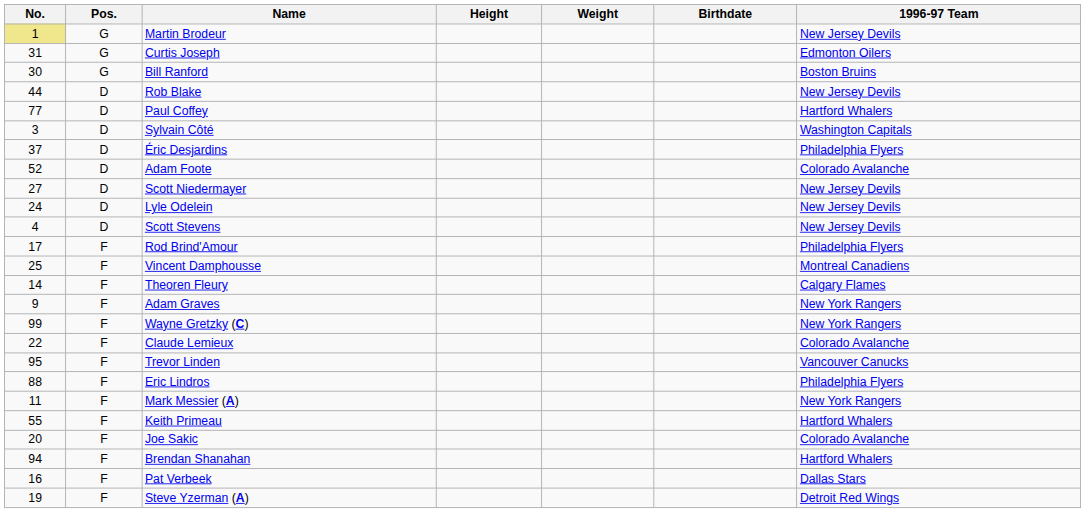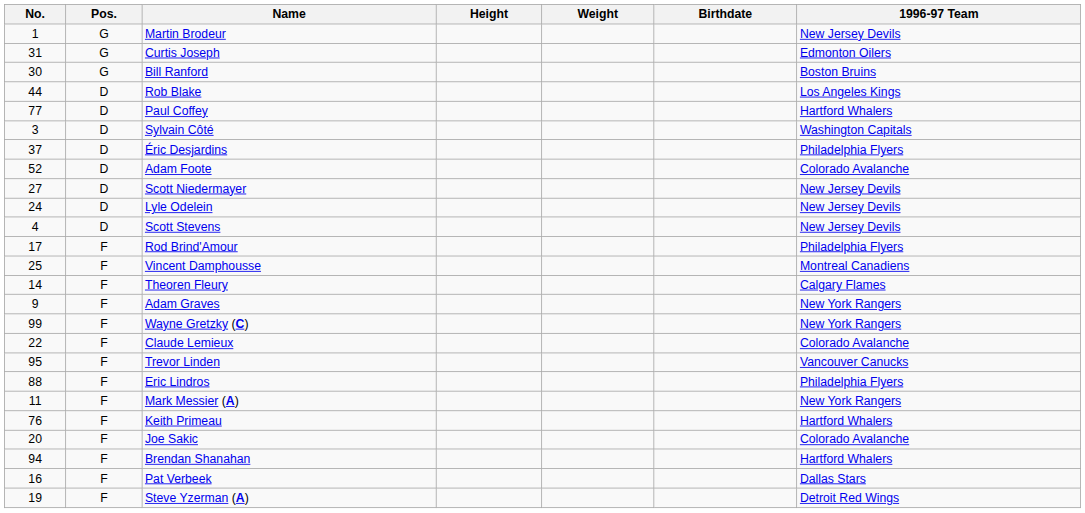(35, 34) khaki background -> (35, 34) no background
(850, 92) New Jersey Devils -> (850, 92) Los Angeles Kings
(35, 421) 55 -> (35, 421) 76
